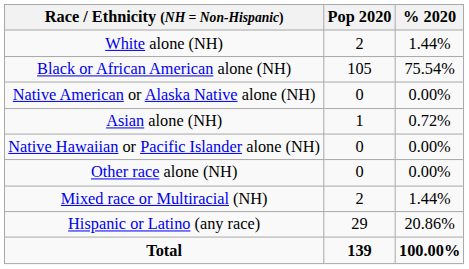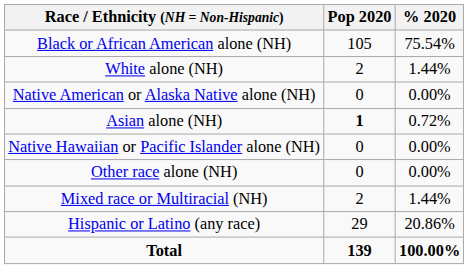rows swapped: (164, 43) <-> (164, 69)
(360, 120) normal -> (360, 120) bold
